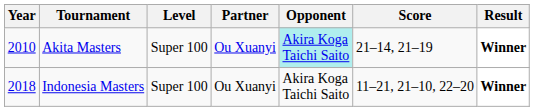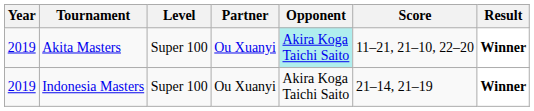(22, 47) 2010 -> (22, 47) 2019
(394, 47) 21–14, 21–19 -> (415, 47) 11–21, 21–10, 22–20
(22, 87) 2018 -> (22, 87) 2019
(415, 87) 11–21, 21–10, 22–20 -> (394, 87) 21–14, 21–19
